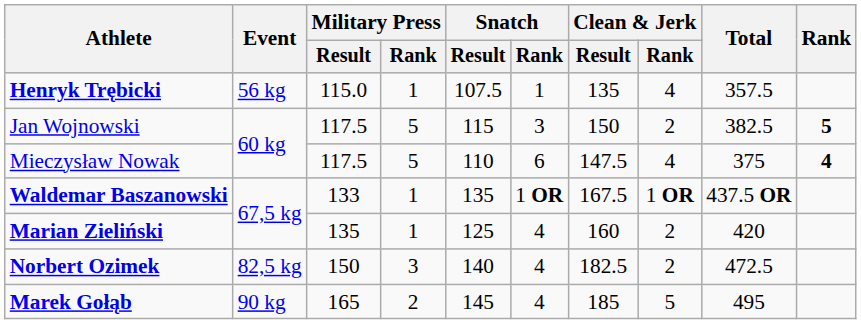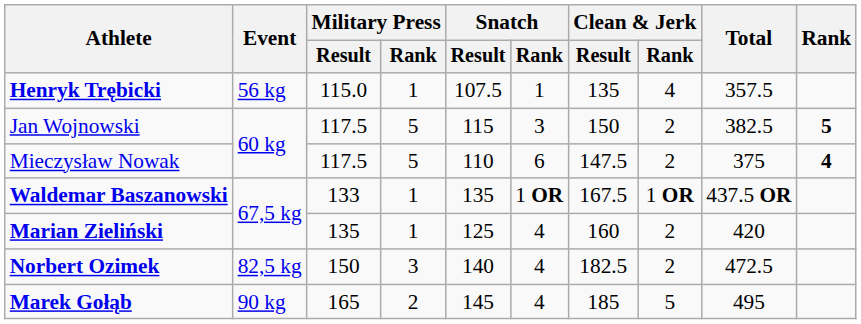(670, 161) 4 -> (670, 161) 2
